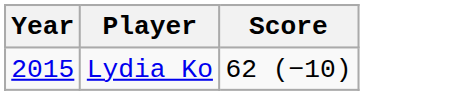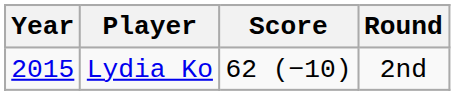+ column: (403, 26)
